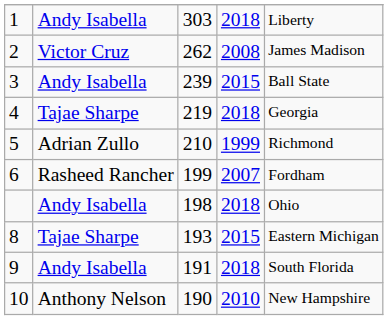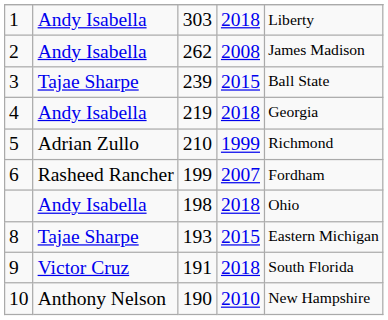(83, 50) Victor Cruz -> (92, 50) Andy Isabella
(92, 81) Andy Isabella -> (88, 81) Tajae Sharpe
(88, 112) Tajae Sharpe -> (92, 112) Andy Isabella
(92, 267) Andy Isabella -> (83, 267) Victor Cruz
